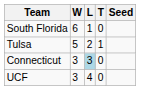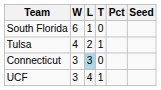+ column: (117, 12)
(75, 45) 5 -> (75, 45) 4
(101, 77) 0 -> (101, 77) 1
